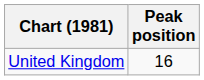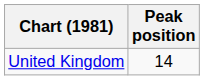(164, 61) 16 -> (164, 61) 14
